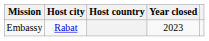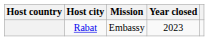columns swapped: (117, 12) <-> (25, 12)
